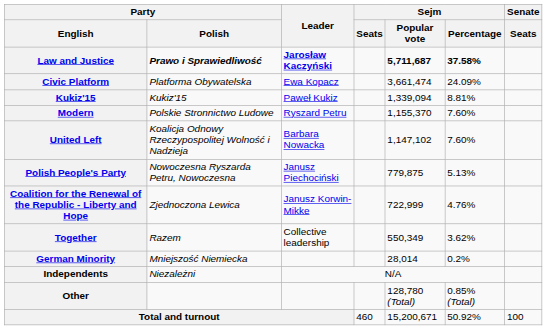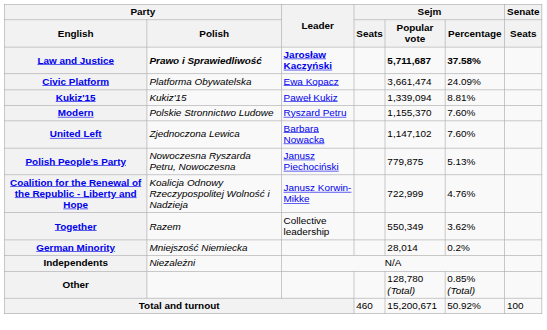(209, 140) Koalicja Odnowy Rzeczypospolitej Wolność i Nadzieja -> (195, 134) Zjednoczona Lewica
(195, 205) Zjednoczona Lewica -> (209, 194) Koalicja Odnowy Rzeczypospolitej Wolność i Nadzieja
